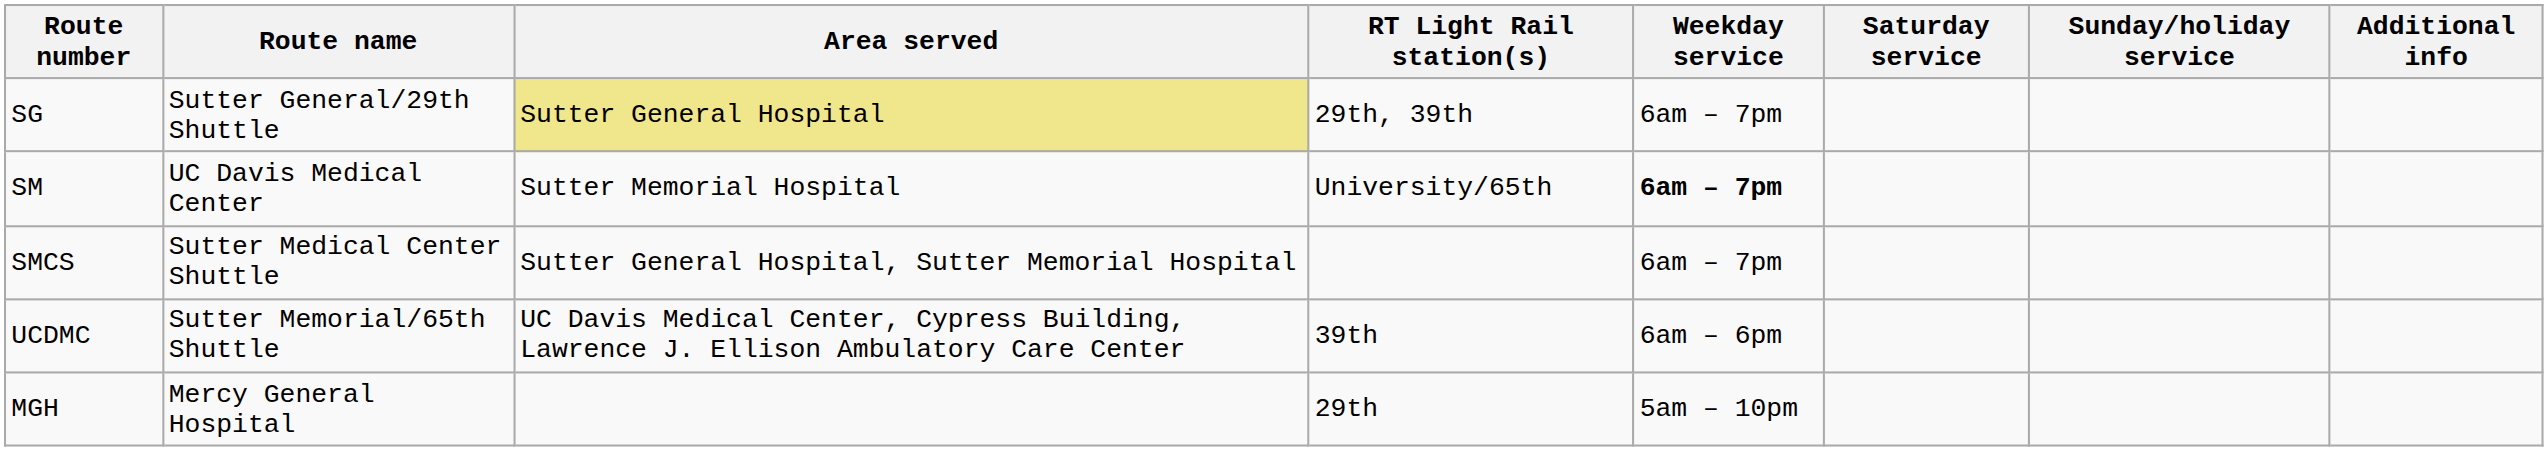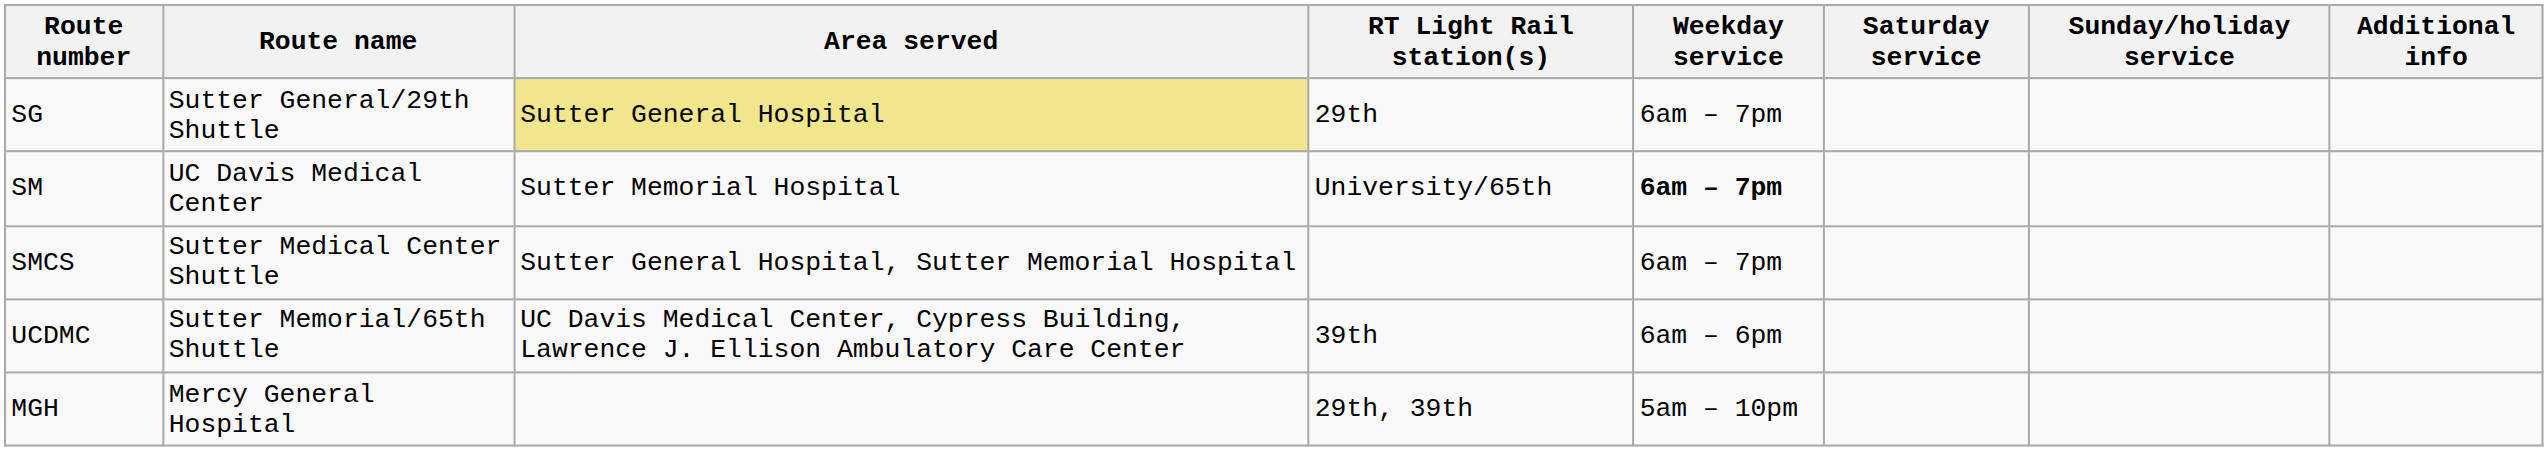(1394, 115) 29th, 39th -> (1346, 115) 29th
(1346, 409) 29th -> (1394, 409) 29th, 39th
